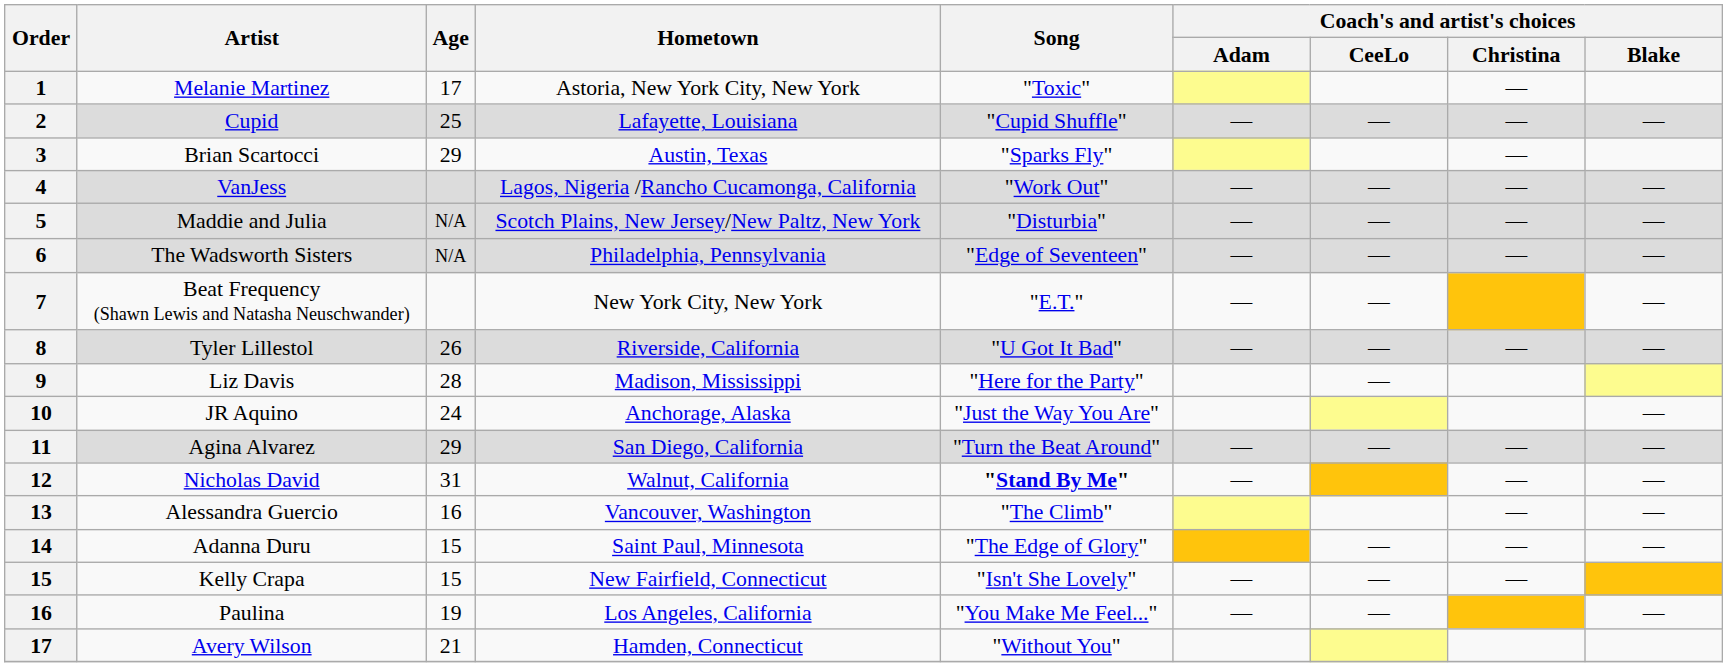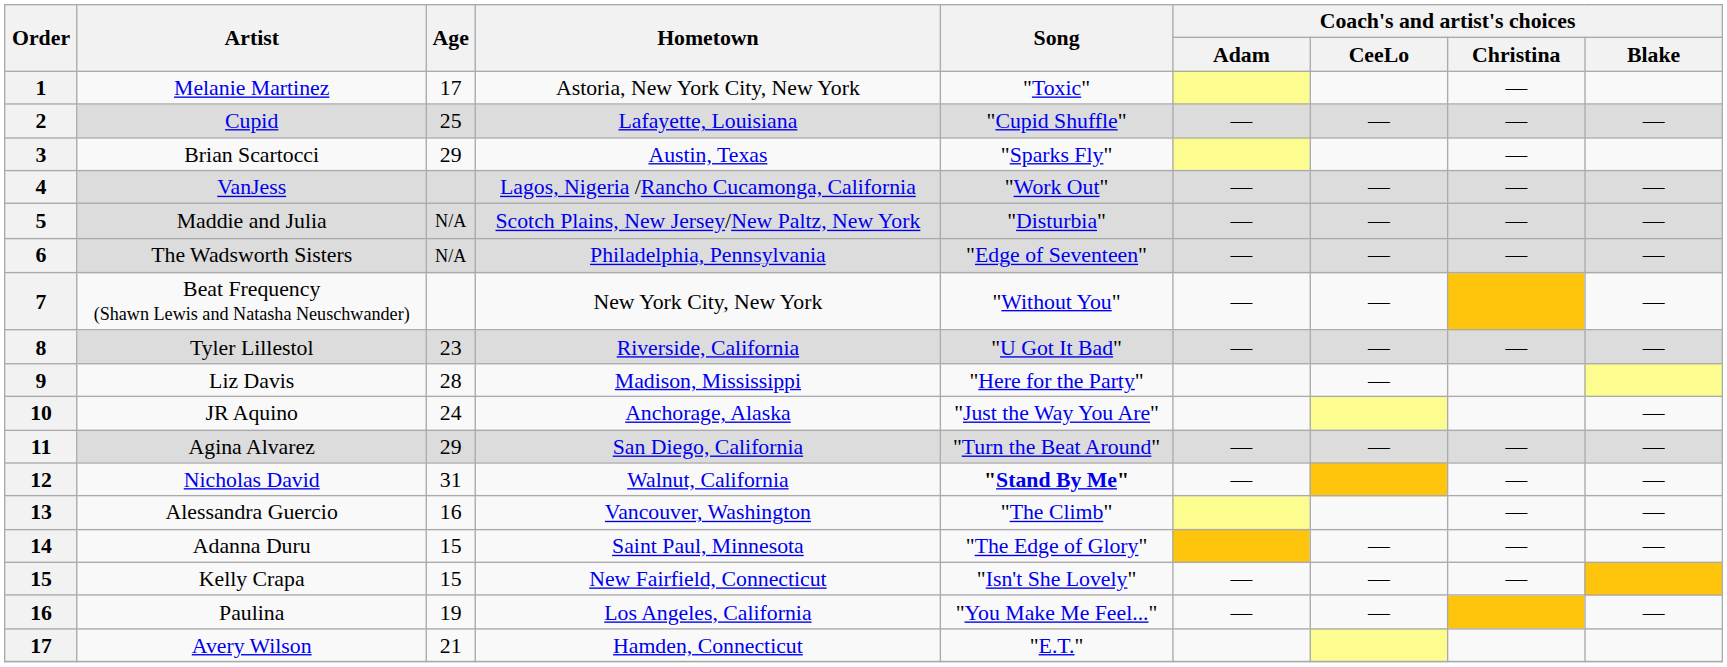(1057, 301) "E.T." -> (1057, 301) "Without You"
(451, 347) 26 -> (451, 347) 23
(1057, 645) "Without You" -> (1057, 645) "E.T."
